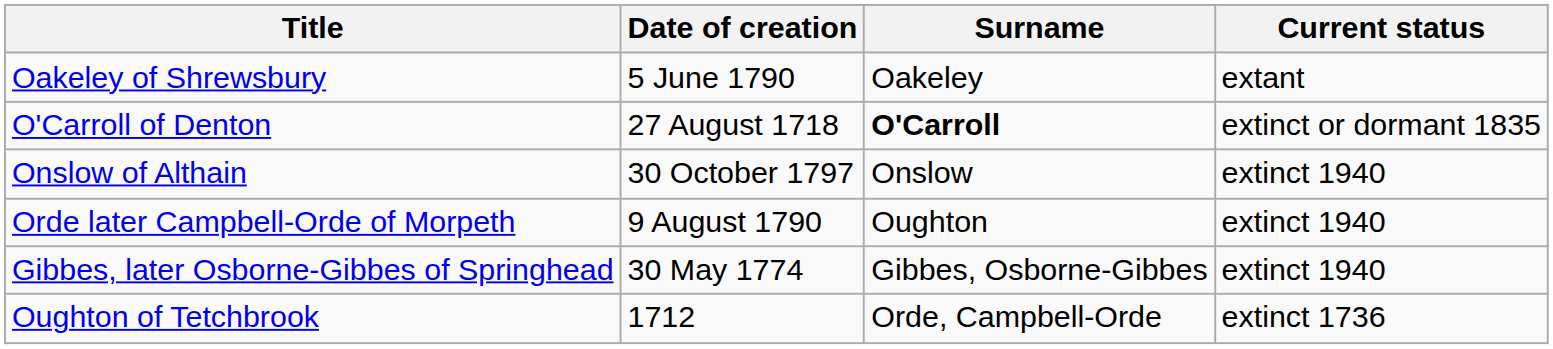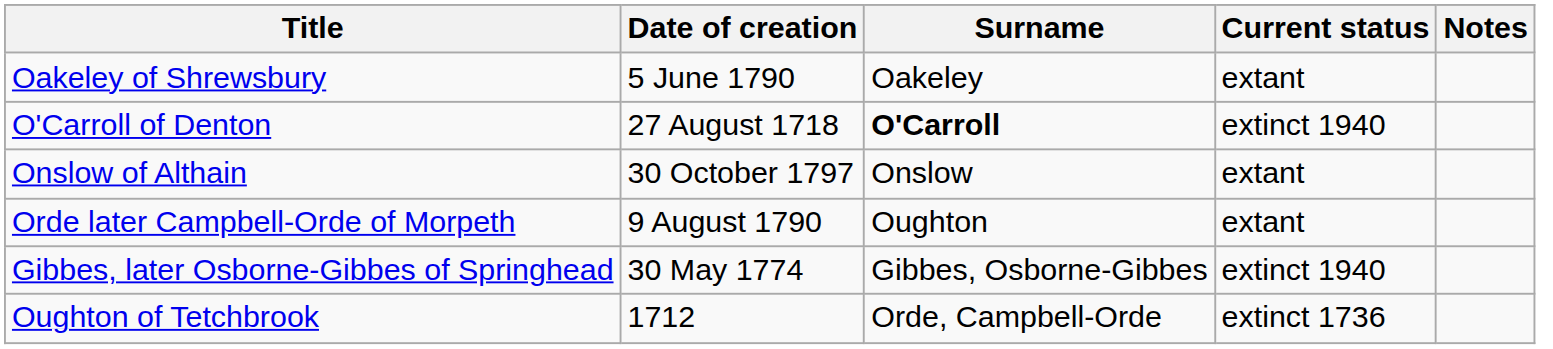+ column: (1486, 28)
(1381, 125) extinct or dormant 1835 -> (1304, 125) extinct 1940
(1304, 173) extinct 1940 -> (1263, 173) extant
(1304, 221) extinct 1940 -> (1263, 221) extant
